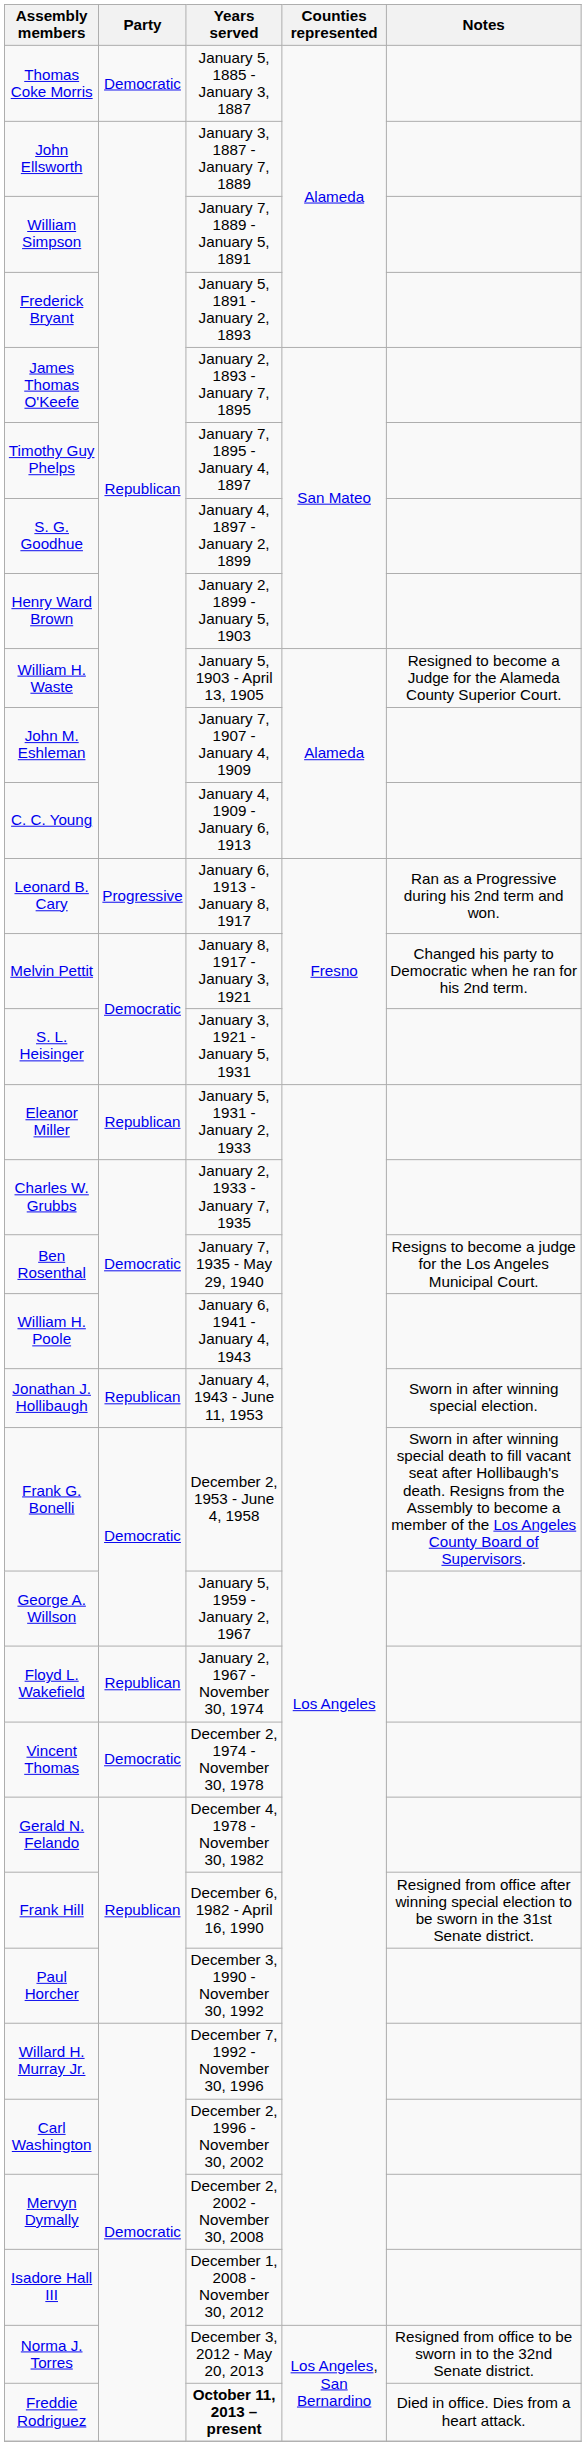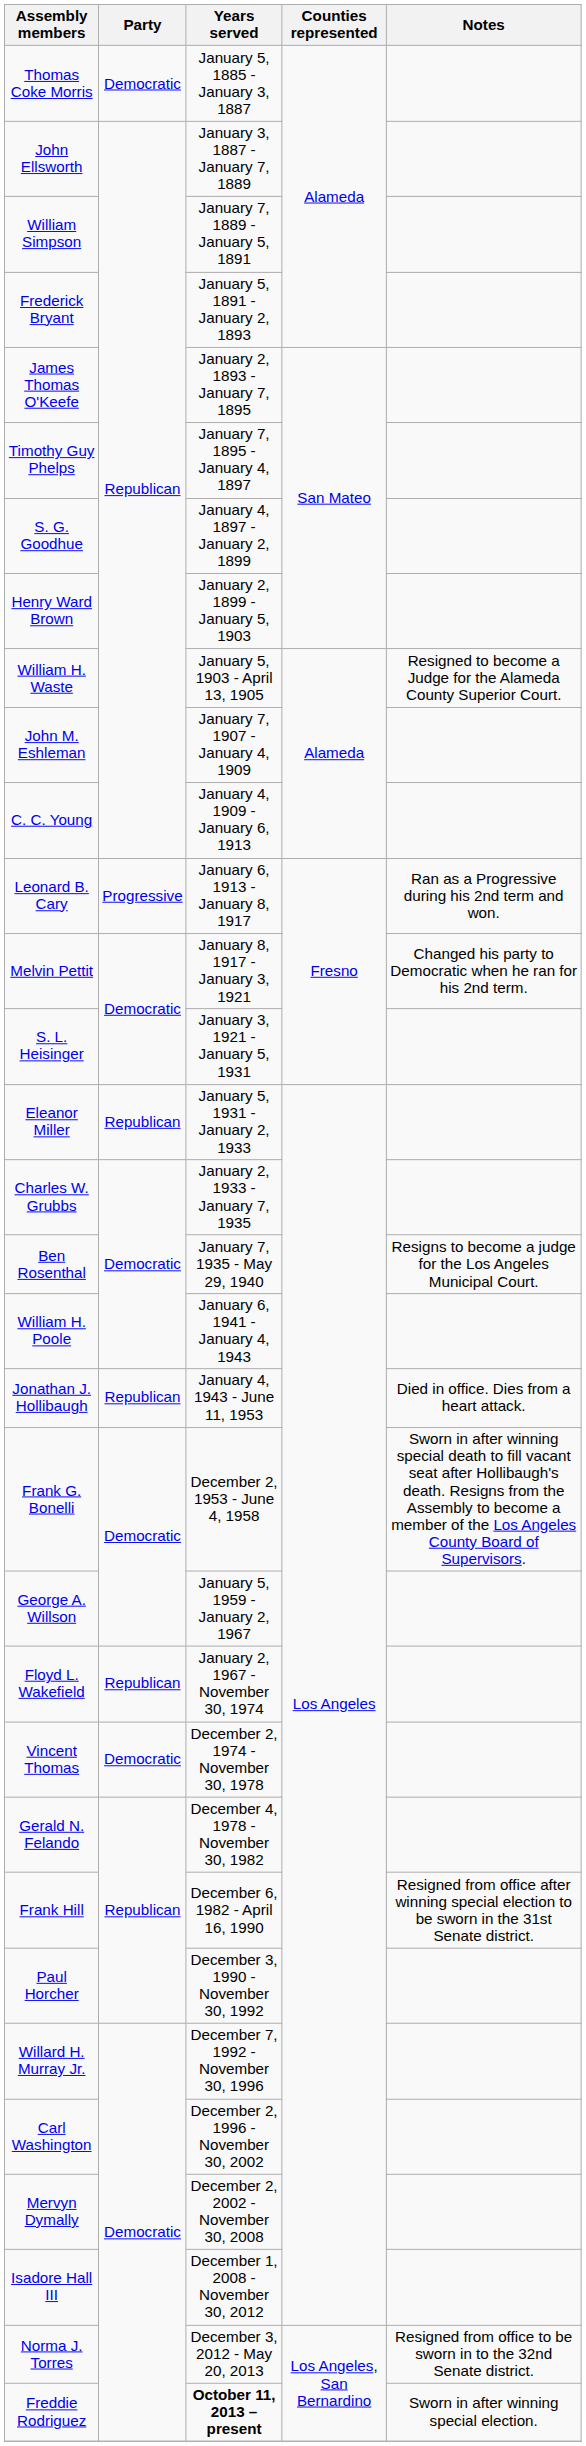(484, 1397) Sworn in after winning special election. -> (484, 1397) Died in office. Dies from a heart attack.
(484, 2412) Died in office. Dies from a heart attack. -> (484, 2412) Sworn in after winning special election.
